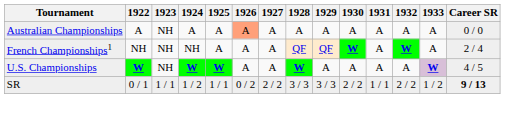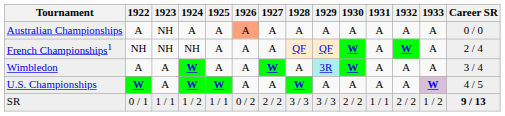+ row: (32, 67)
(165, 67) NH -> (165, 85) A
